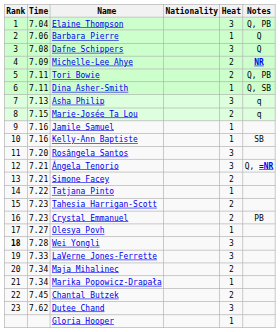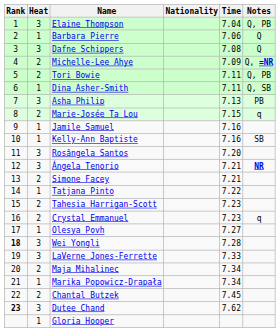columns swapped: (231, 11) <-> (39, 11)
(259, 62) NR -> (259, 62) Q, =NR
(259, 101) q -> (259, 101) PB
(259, 166) Q, =NR -> (259, 166) NR
(259, 218) PB -> (259, 218) q
(16, 308) normal -> (16, 308) bold
